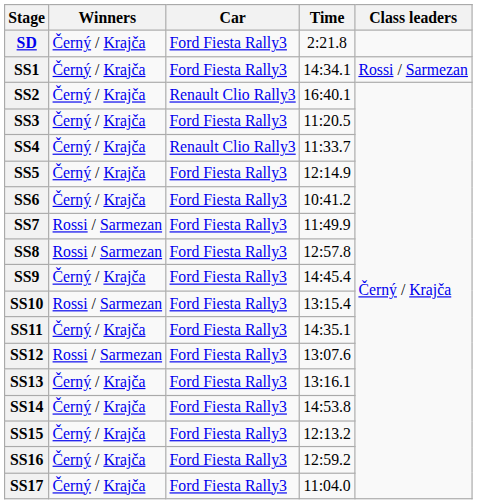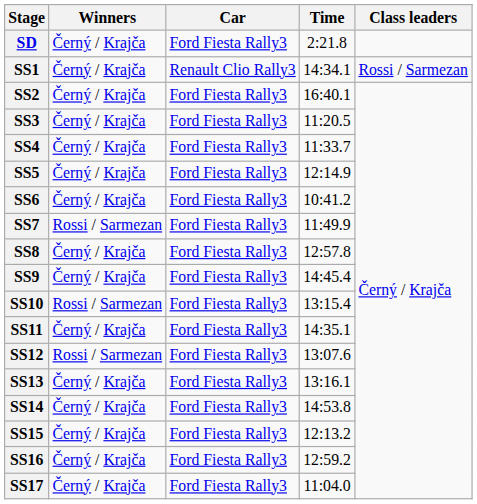(228, 69) Ford Fiesta Rally3 -> (233, 69) Renault Clio Rally3
(233, 95) Renault Clio Rally3 -> (228, 95) Ford Fiesta Rally3
(233, 147) Renault Clio Rally3 -> (228, 147) Ford Fiesta Rally3
(107, 251) Rossi / Sarmezan -> (99, 251) Černý / Krajča
